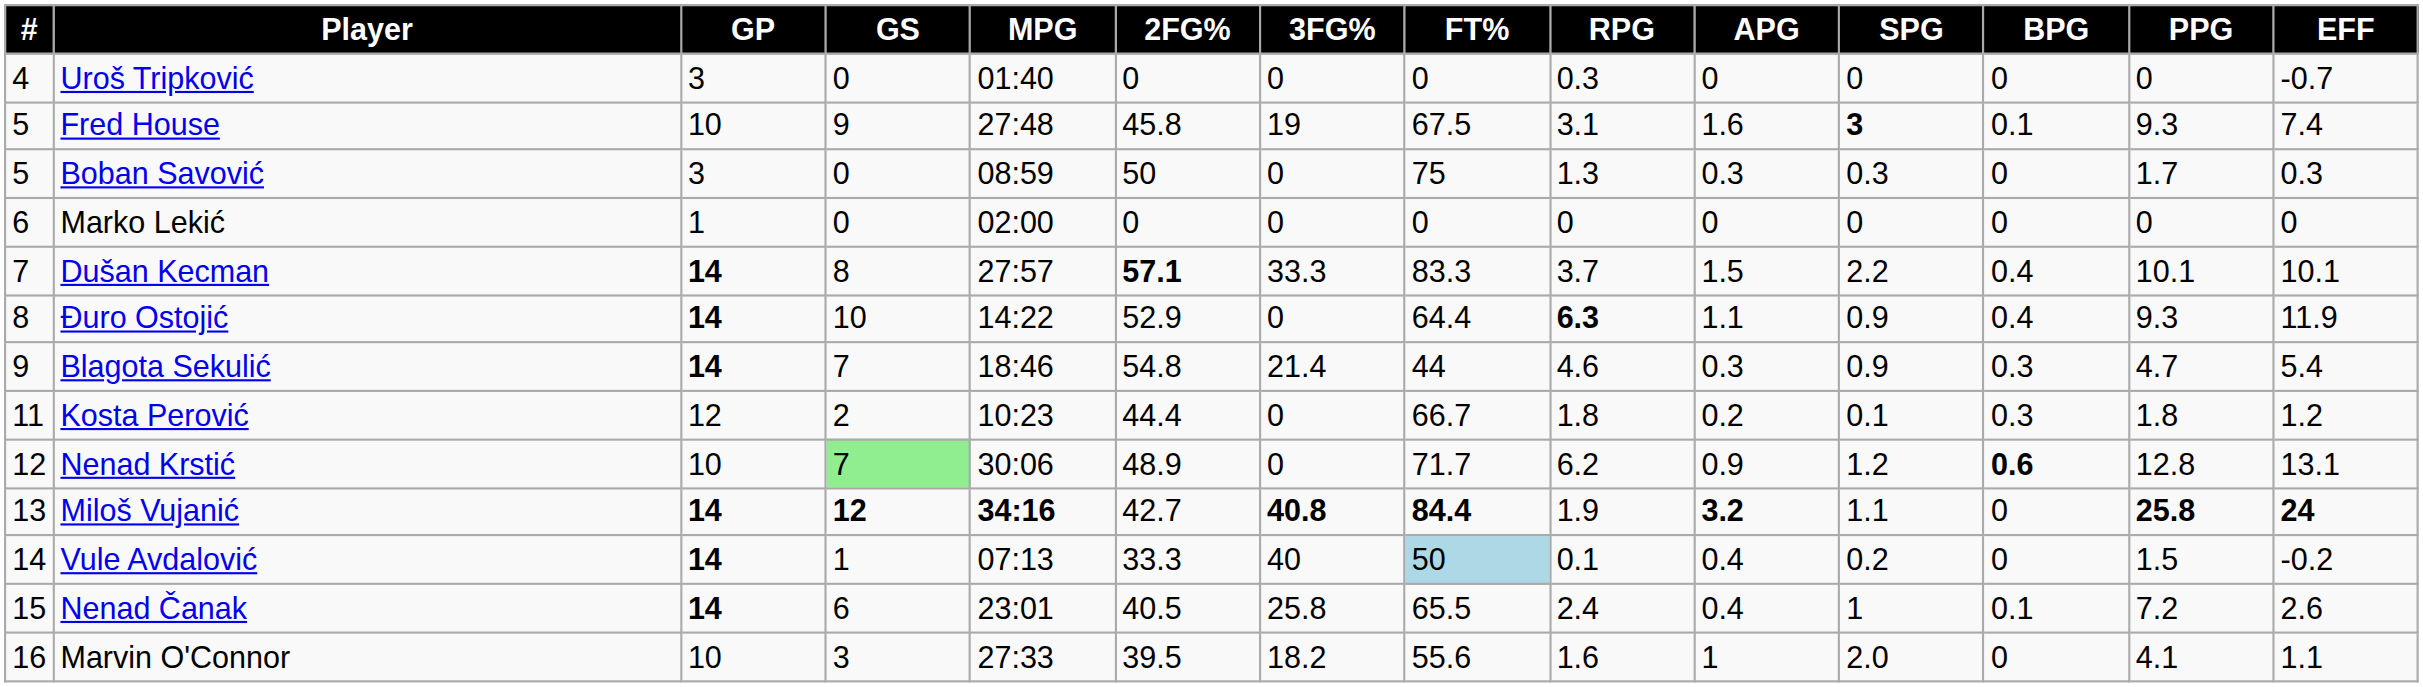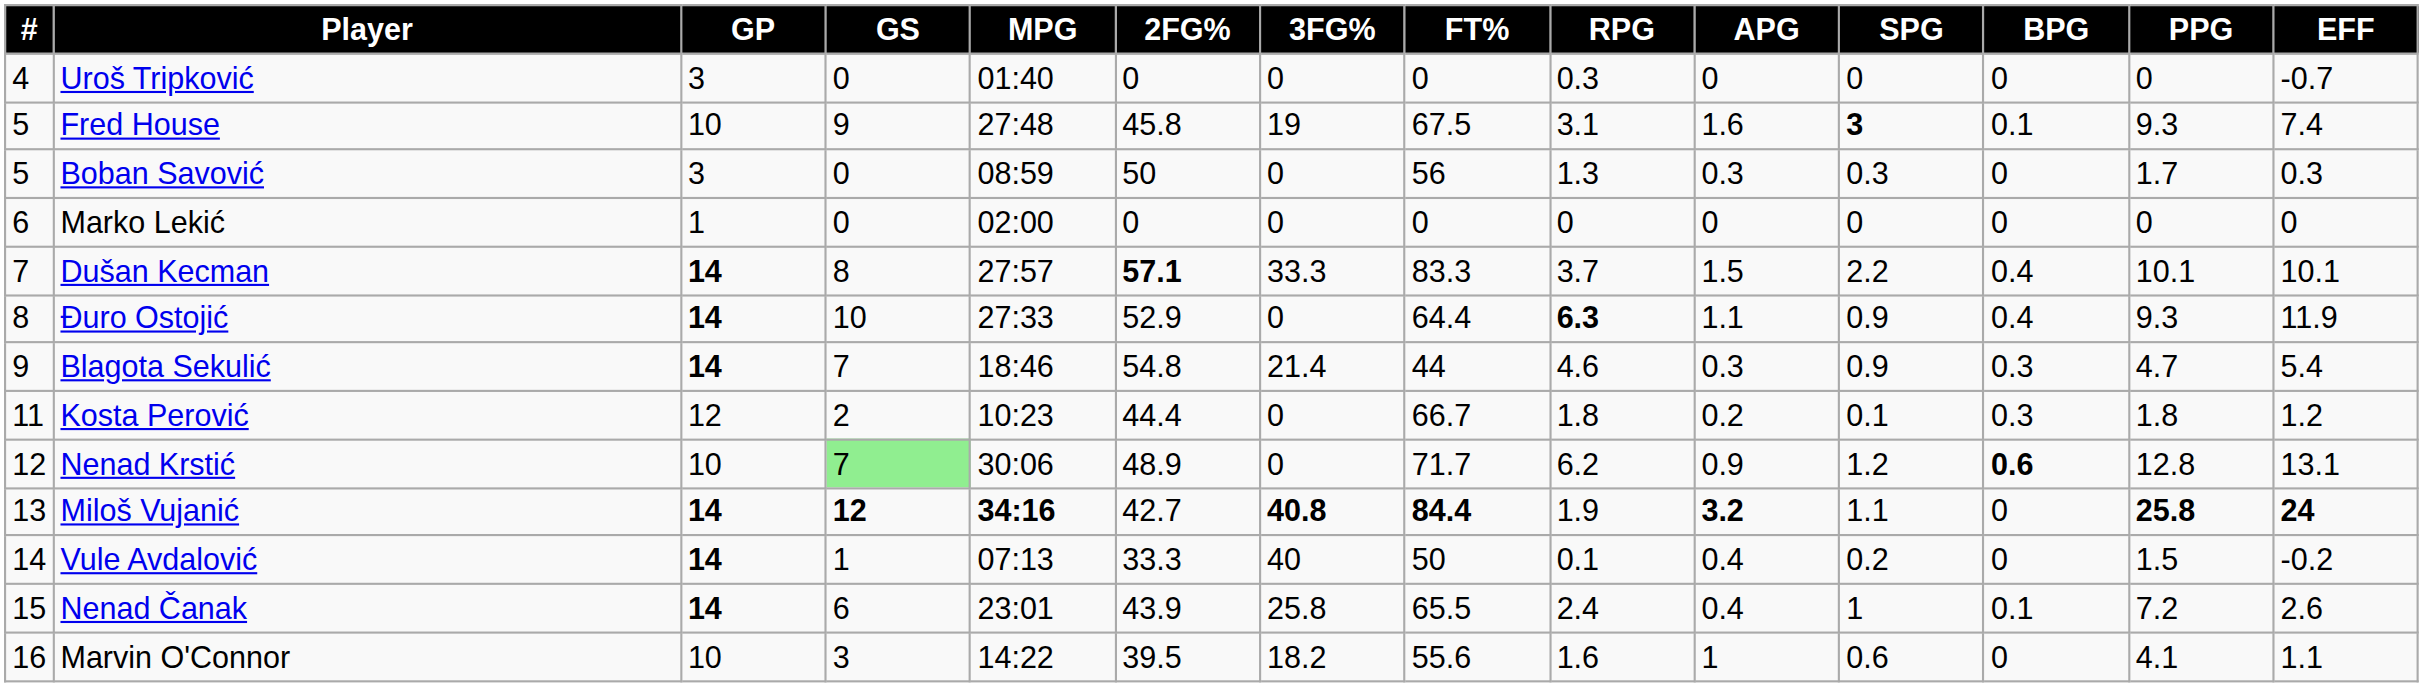(1429, 174) 75 -> (1429, 174) 56
(1016, 319) 14:22 -> (1016, 319) 27:33
(1429, 560) lightblue background -> (1429, 560) no background
(1152, 608) 40.5 -> (1152, 608) 43.9
(1016, 657) 27:33 -> (1016, 657) 14:22
(1867, 657) 2.0 -> (1867, 657) 0.6
